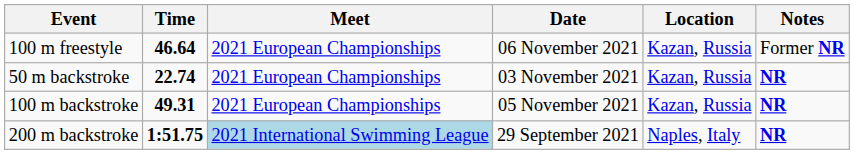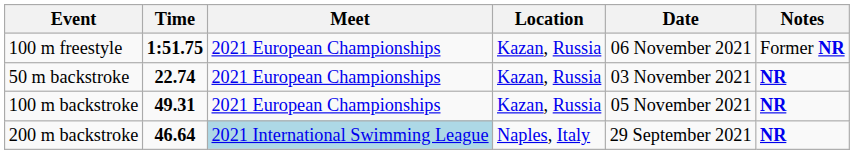columns swapped: (699, 18) <-> (568, 18)
(175, 47) 46.64 -> (175, 47) 1:51.75
(175, 134) 1:51.75 -> (175, 134) 46.64
